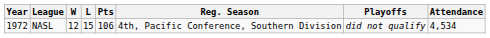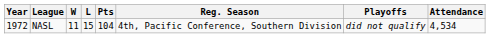(73, 26) 12 -> (73, 26) 11
(106, 26) 106 -> (106, 26) 104
